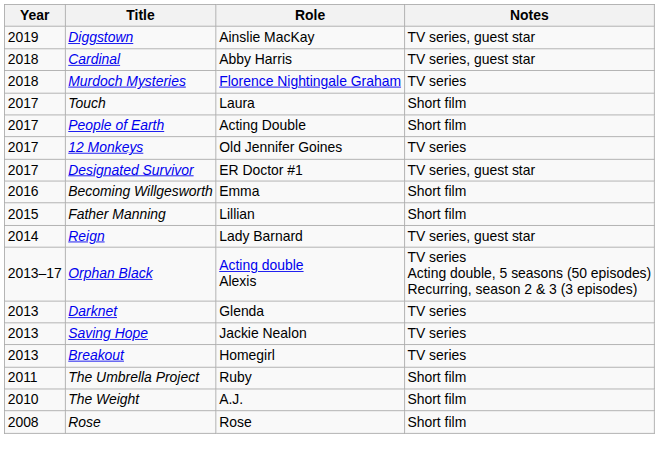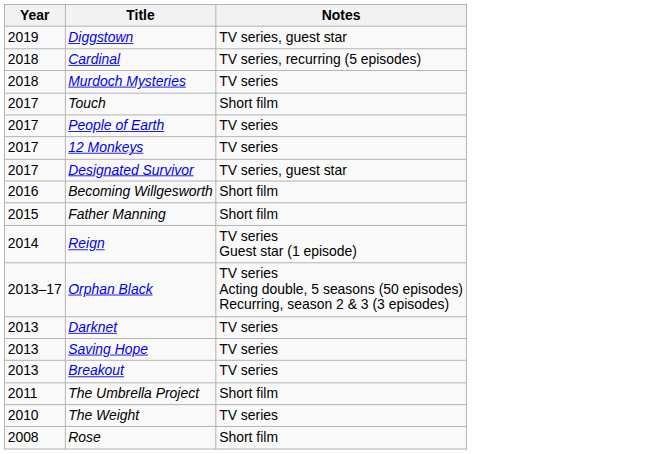- column: (310, 15)
(471, 59) TV series, guest star -> (320, 59) TV series, recurring (5 episodes)
(437, 125) Short film -> (249, 125) TV series
(471, 236) TV series, guest star -> (288, 244) TV series Guest star (1 episode)
(437, 400) Short film -> (249, 415) TV series
